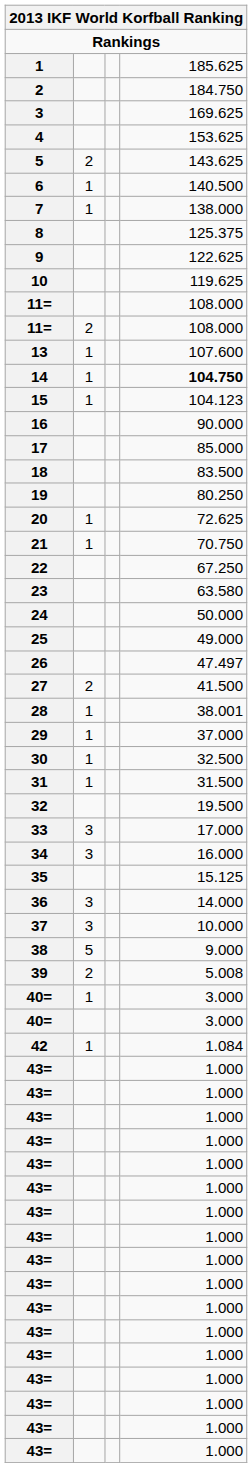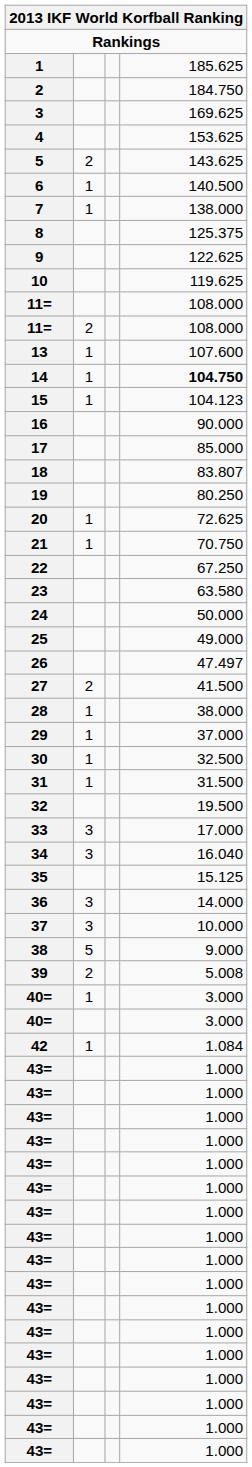(220, 471) 83.500 -> (220, 471) 83.807
(220, 710) 38.001 -> (220, 710) 38.000
(220, 854) 16.000 -> (220, 854) 16.040
